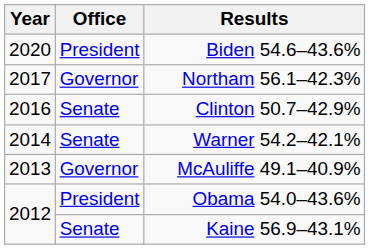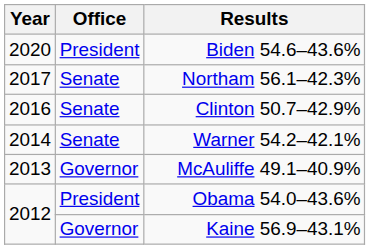(99, 79) Governor -> (90, 79) Senate
(90, 229) Senate -> (99, 229) Governor
